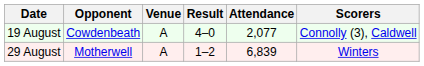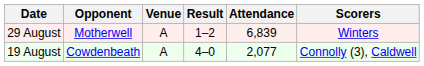rows swapped: (34, 33) <-> (34, 52)
